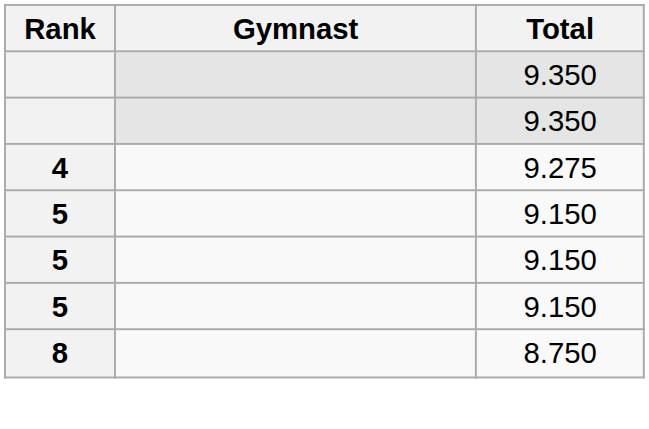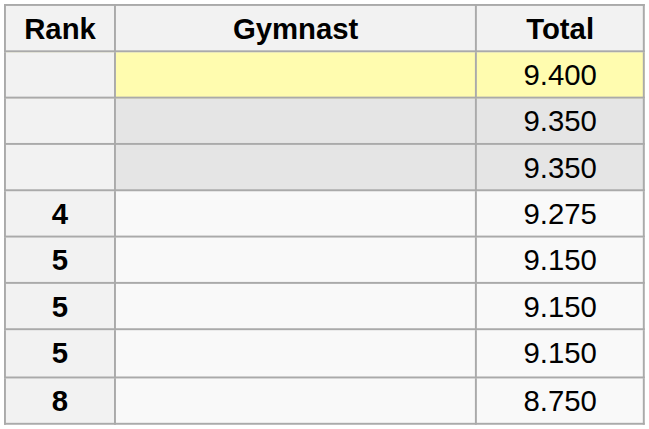+ row: (60, 75)
